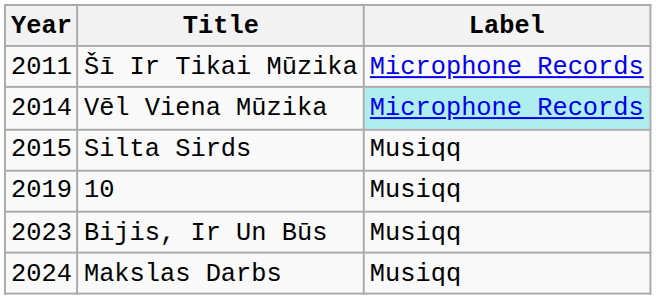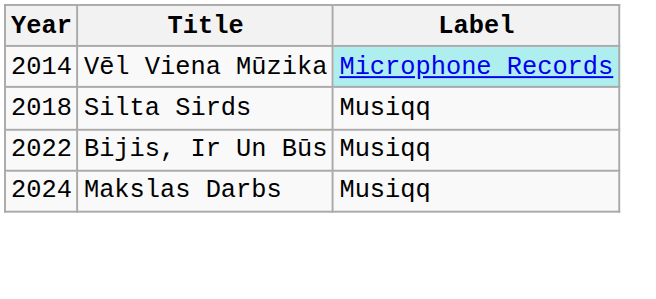- row: (221, 67)
(41, 150) 2015 -> (41, 108) 2018
- row: (99, 191)
(41, 232) 2023 -> (41, 150) 2022
